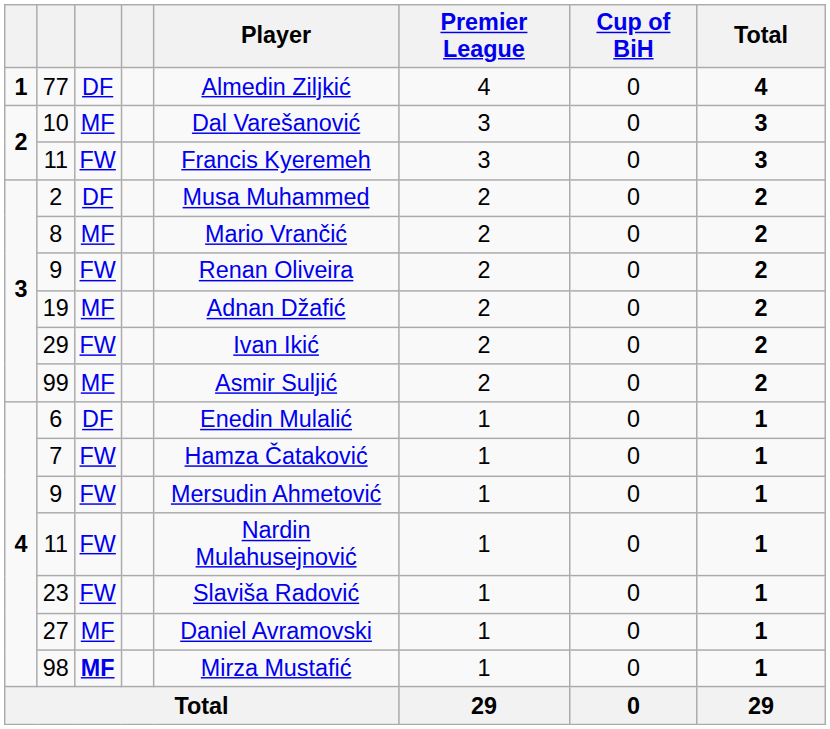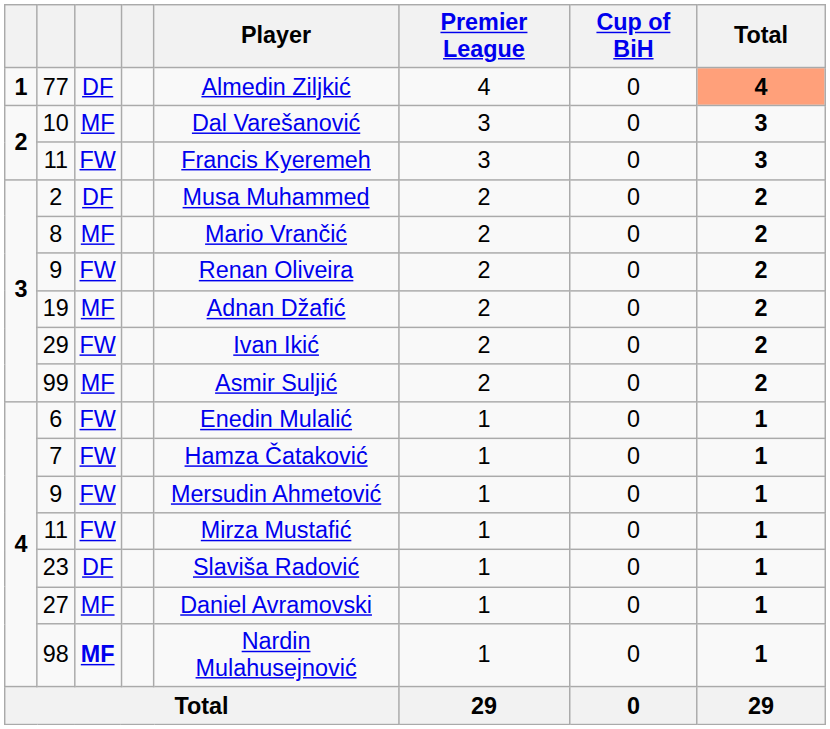(761, 86) no background -> (761, 86) lightsalmon background
(98, 419) DF -> (98, 419) FW
(276, 544) Nardin Mulahusejnović -> (276, 530) Mirza Mustafić
(98, 594) FW -> (98, 567) DF
(276, 668) Mirza Mustafić -> (276, 655) Nardin Mulahusejnović
